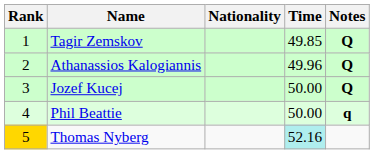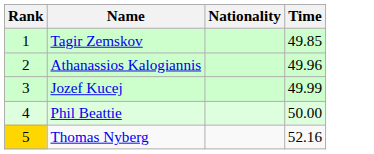- column: (347, 16)
(305, 88) 50.00 -> (305, 88) 49.99
(305, 137) paleturquoise background -> (305, 137) no background
